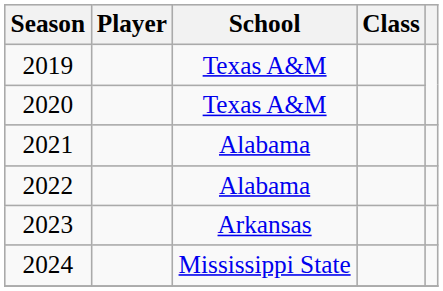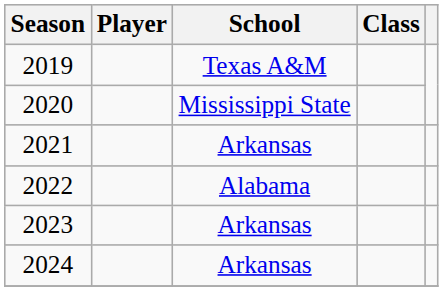(265, 104) Texas A&M -> (265, 104) Mississippi State
(265, 144) Alabama -> (265, 144) Arkansas
(265, 265) Mississippi State -> (265, 265) Arkansas
